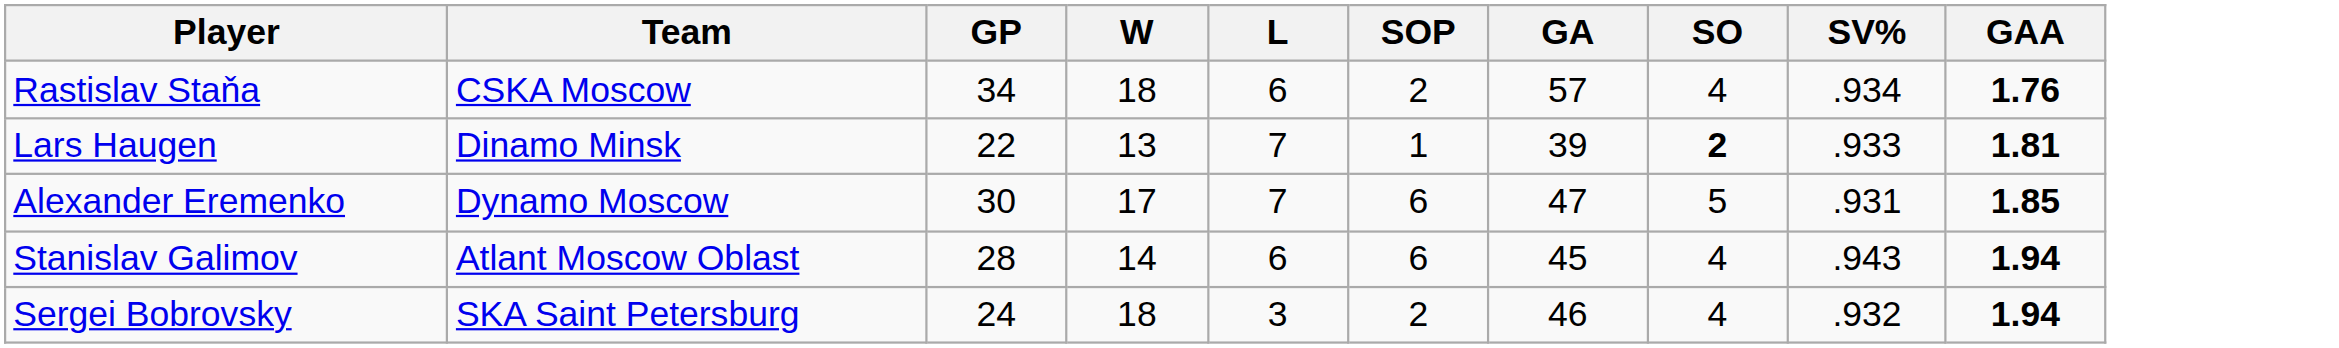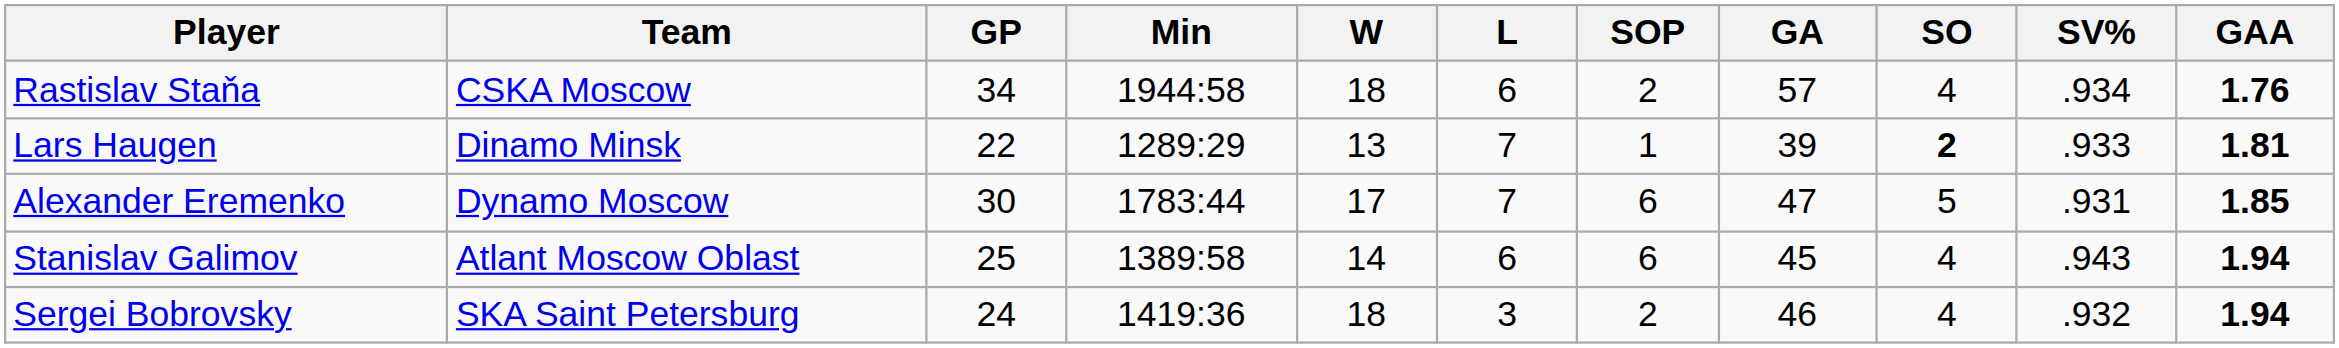+ column: (1181, 32)
(996, 257) 28 -> (996, 257) 25
